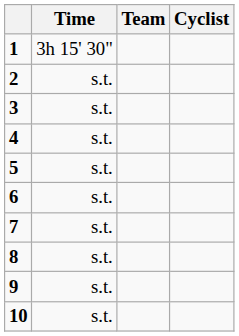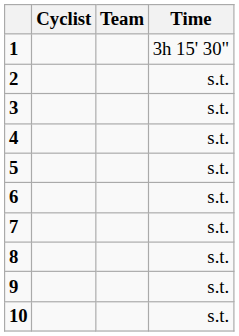columns swapped: (202, 19) <-> (75, 19)
